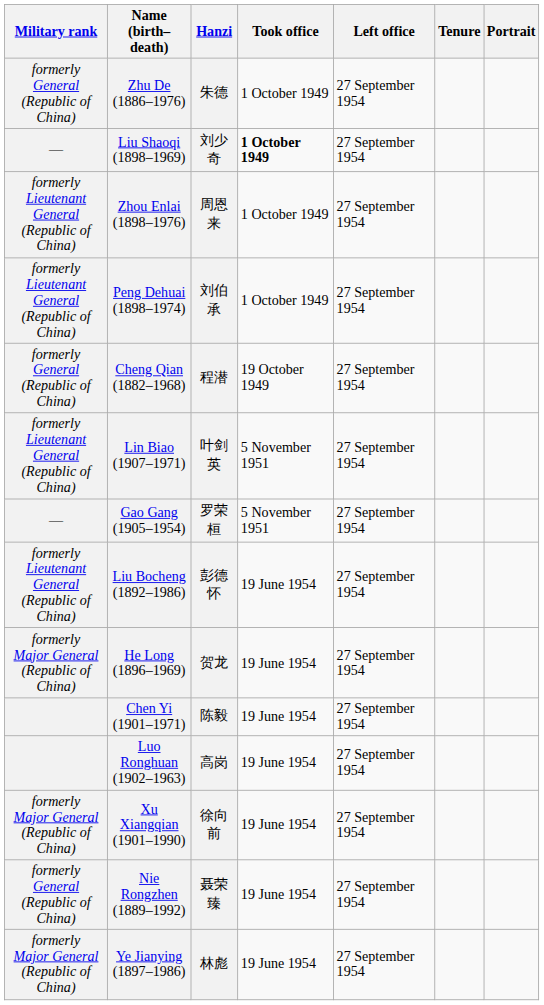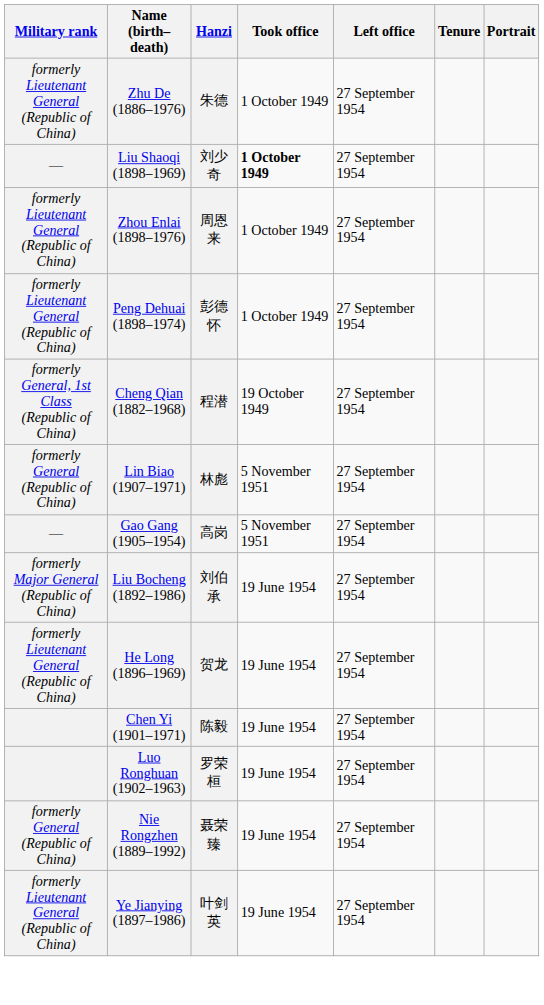(56, 93) formerly General (Republic of China) -> (56, 101) formerly Lieutenant General (Republic of China)
(214, 299) 刘伯承 -> (214, 315) 彭德怀
(56, 378) formerly General (Republic of China) -> (56, 401) formerly General, 1st Class (Republic of China)
(56, 455) formerly Lieutenant General (Republic of China) -> (56, 479) formerly General (Republic of China)
(214, 455) 叶剑英 -> (214, 479) 林彪
(214, 520) 罗荣桓 -> (214, 533) 高岗
(56, 585) formerly Lieutenant General (Republic of China) -> (56, 587) formerly Major General (Republic of China)
(214, 584) 彭德怀 -> (214, 587) 刘伯承
(56, 662) formerly Major General (Republic of China) -> (56, 665) formerly Lieutenant General (Republic of China)
(214, 762) 高岗 -> (214, 773) 罗荣桓
- row: (149, 824)
(56, 964) formerly Major General (Republic of China) -> (56, 913) formerly Lieutenant General (Republic of China)
(214, 964) 林彪 -> (214, 912) 叶剑英
